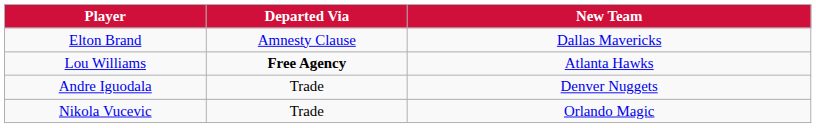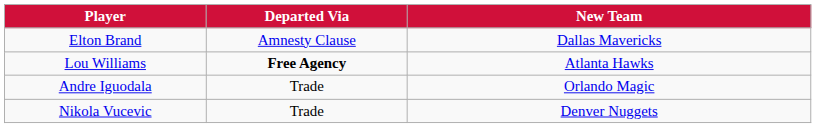(609, 87) Denver Nuggets -> (609, 87) Orlando Magic
(609, 110) Orlando Magic -> (609, 110) Denver Nuggets
